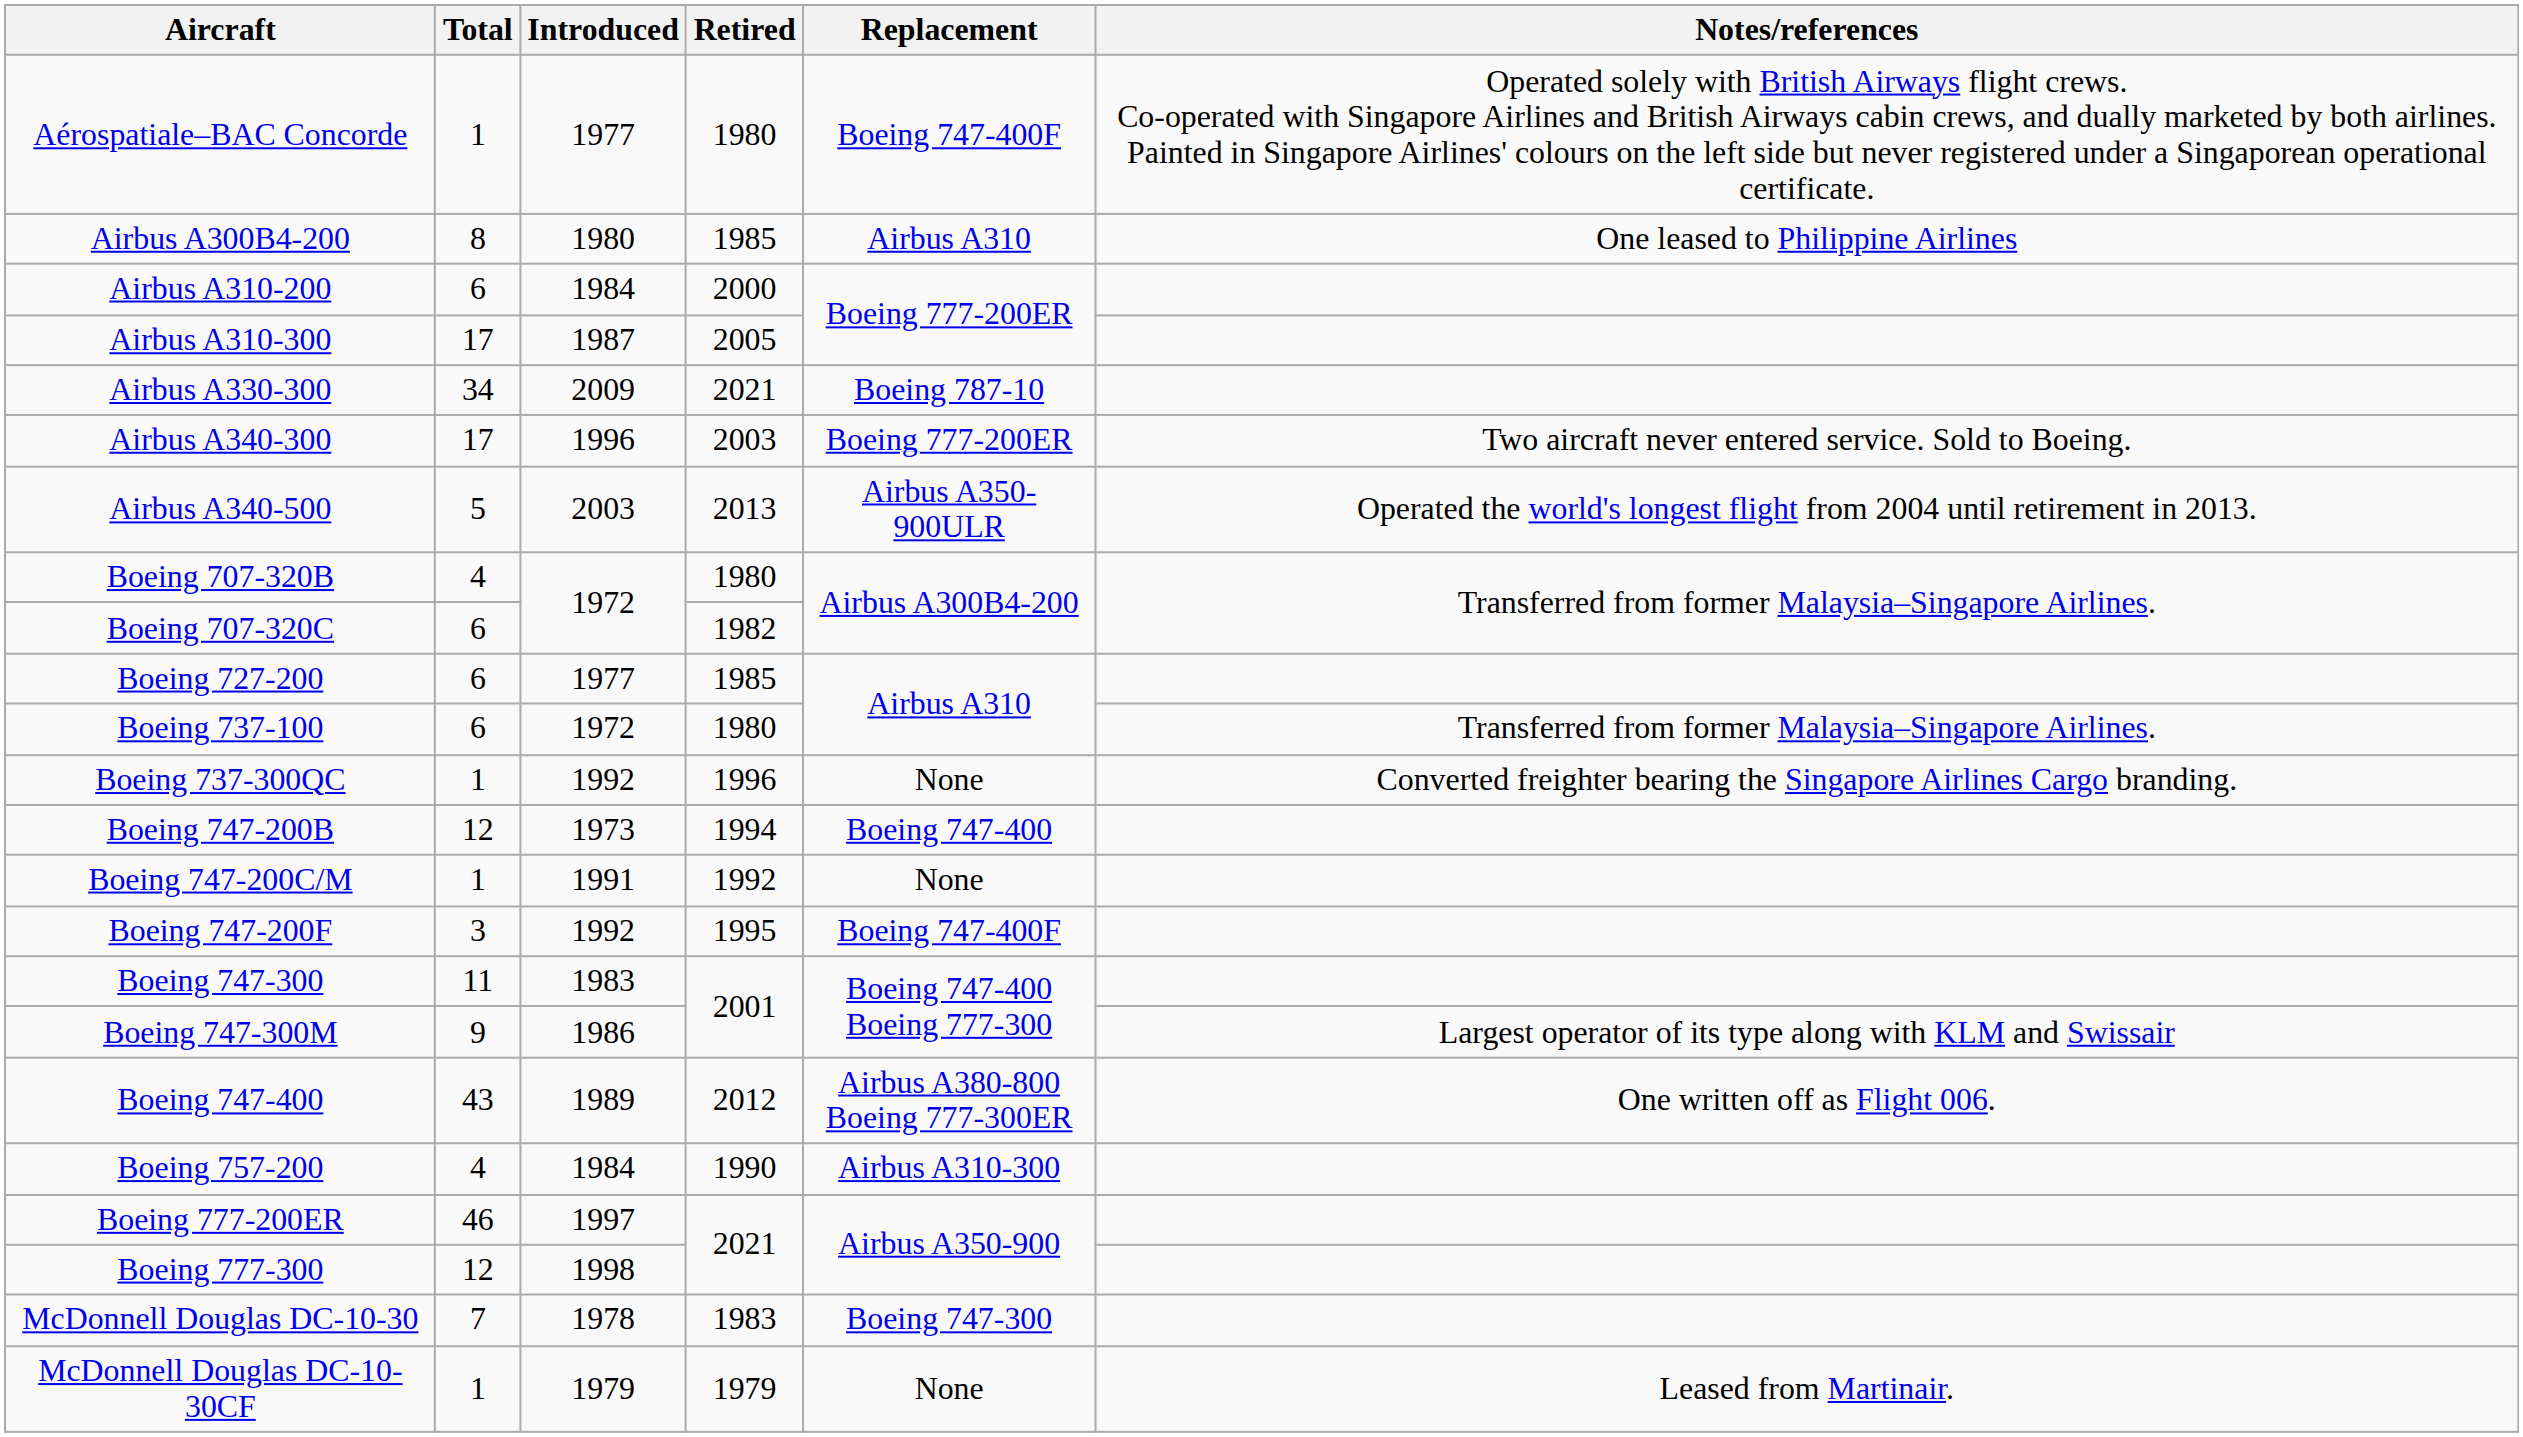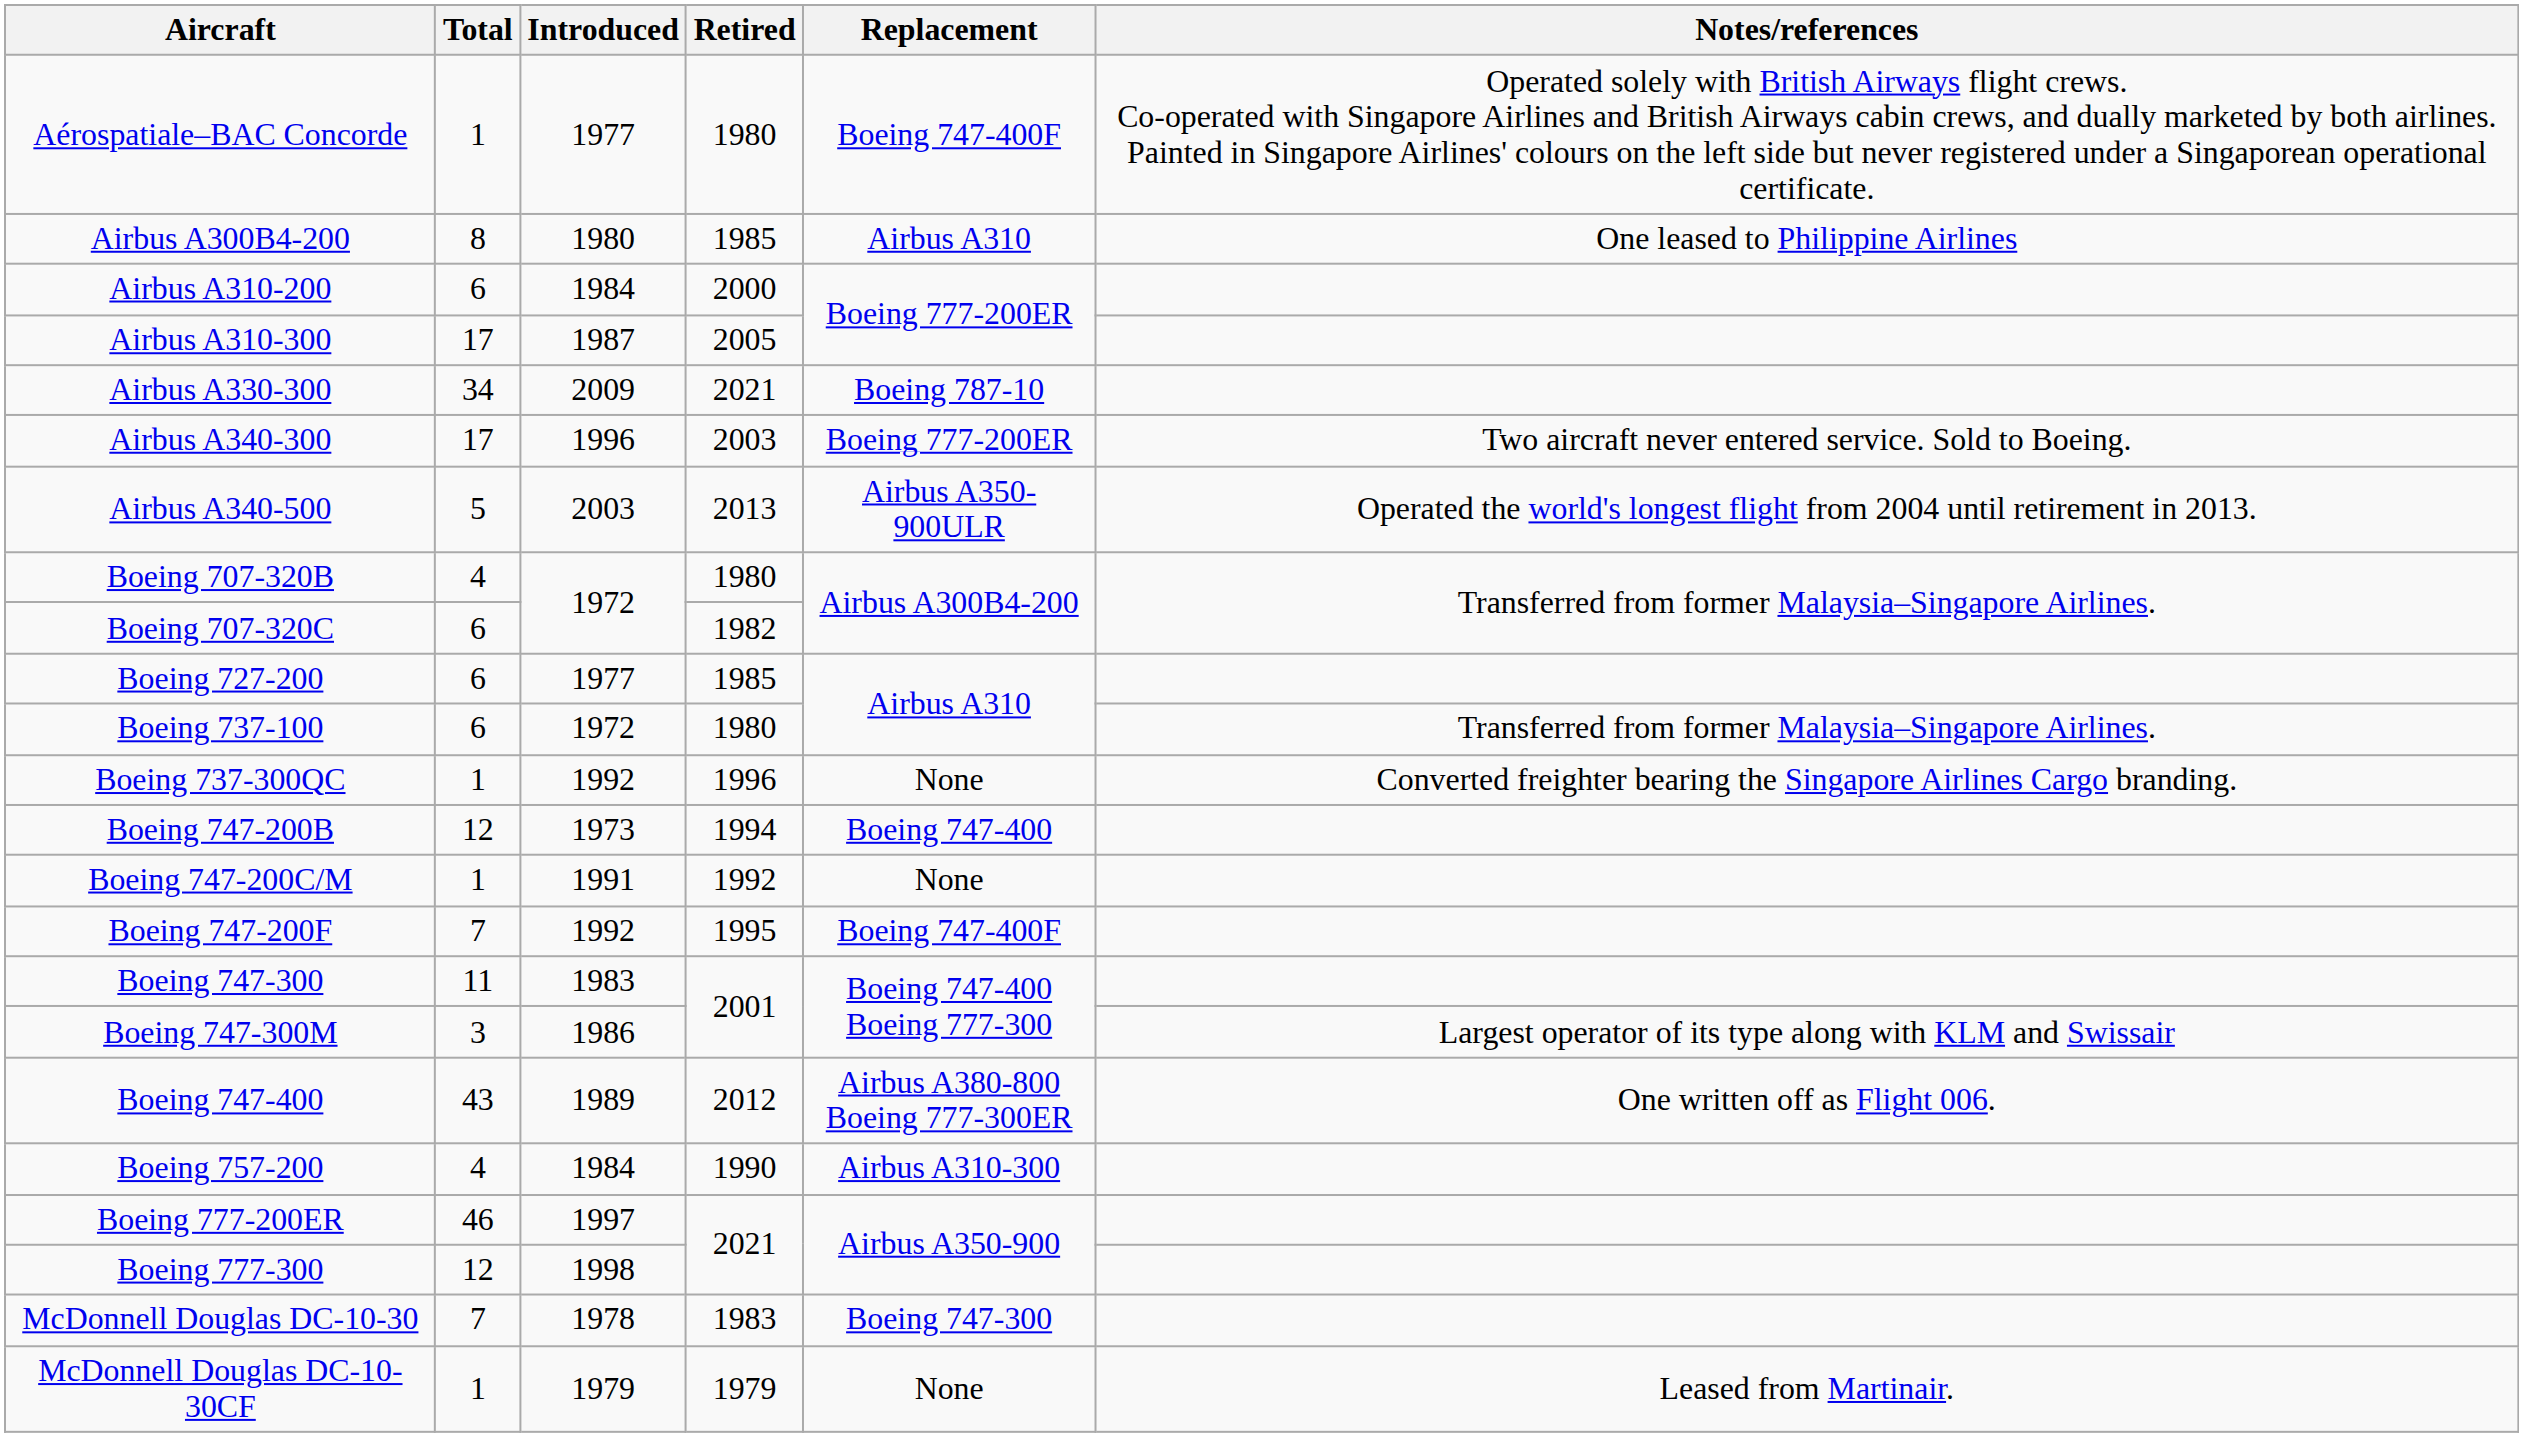(478, 930) 3 -> (478, 930) 7
(478, 1031) 9 -> (478, 1031) 3
